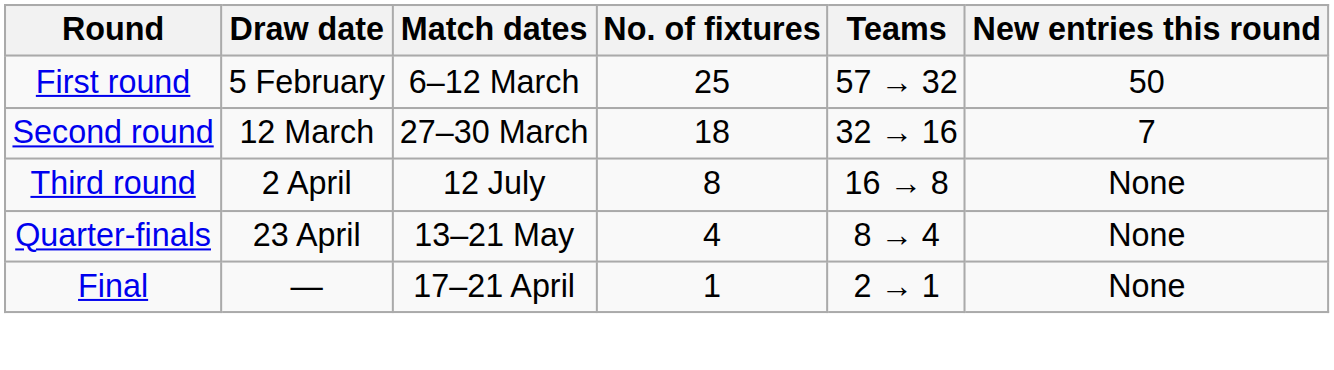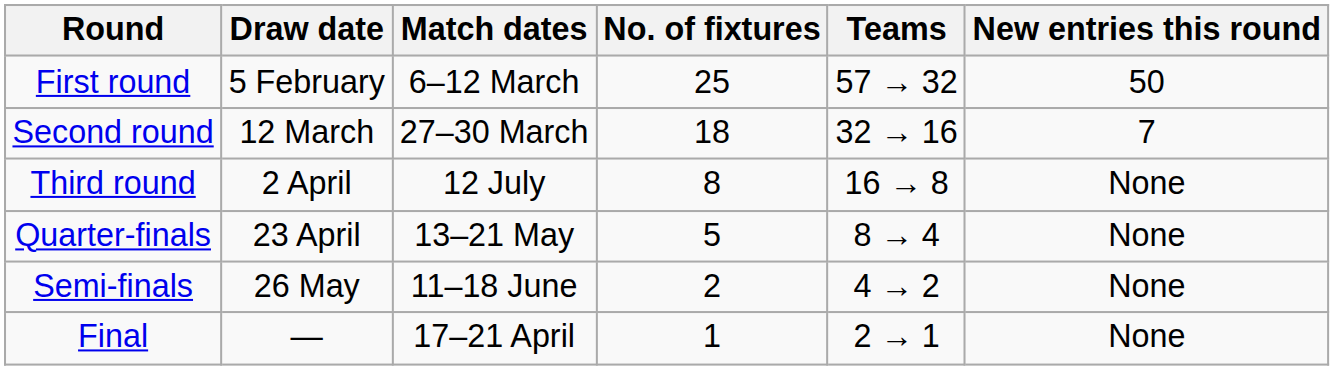(712, 235) 4 -> (712, 235) 5
+ row: (113, 286)
